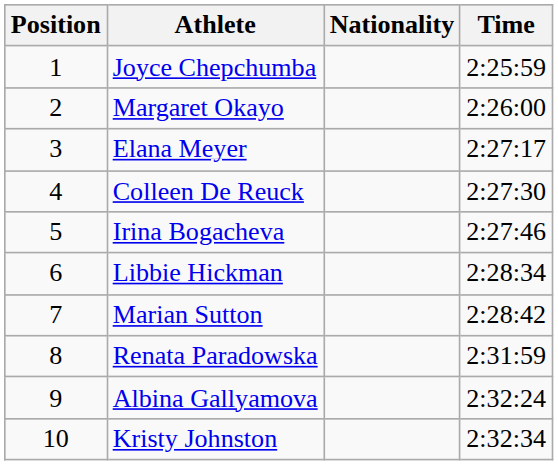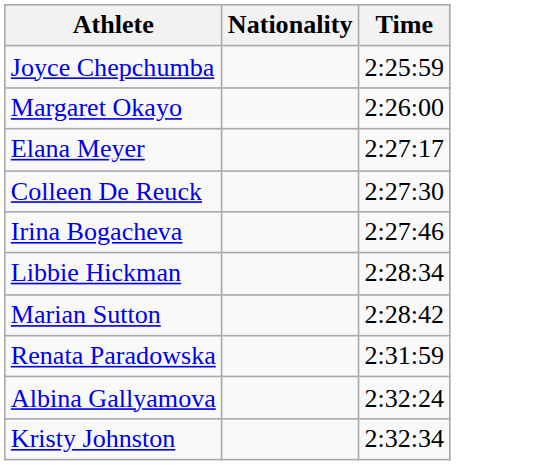- column: (56, 25)
